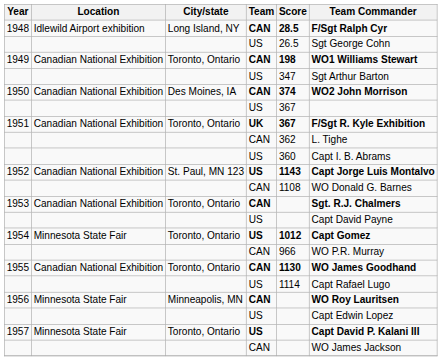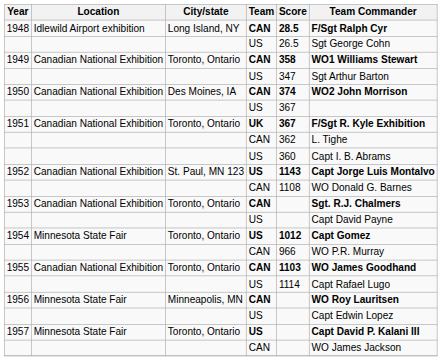(287, 60) 198 -> (287, 60) 358
(290, 268) 1130 -> (290, 268) 1103
